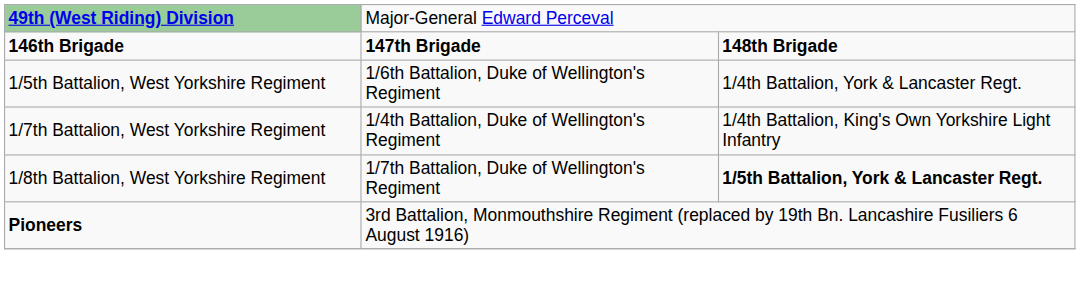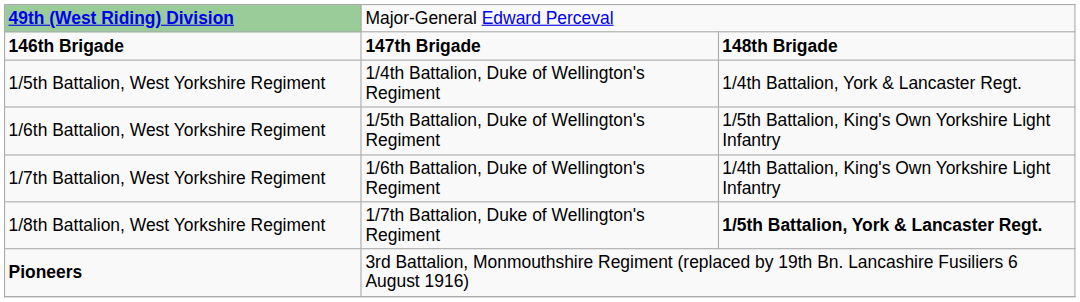(505, 83) 1/6th Battalion, Duke of Wellington's Regiment -> (505, 83) 1/4th Battalion, Duke of Wellington's Regiment
+ row: (167, 130)
(505, 130) 1/4th Battalion, Duke of Wellington's Regiment -> (505, 178) 1/6th Battalion, Duke of Wellington's Regiment
